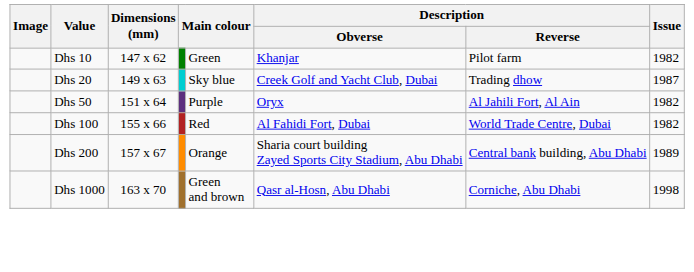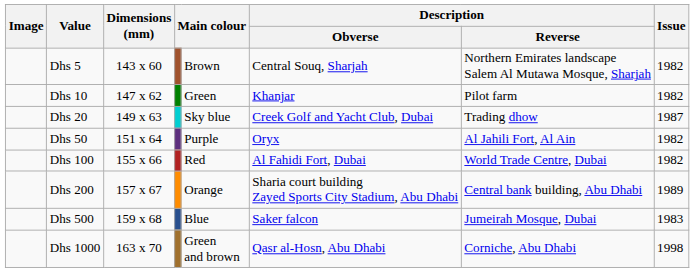+ row: (65, 66)
+ row: (72, 219)
